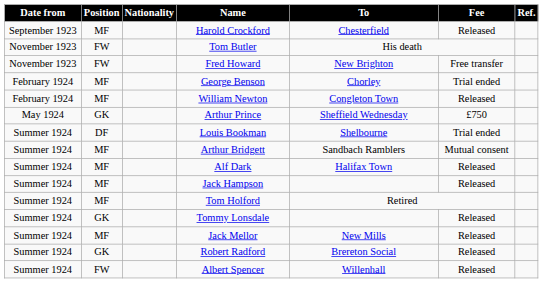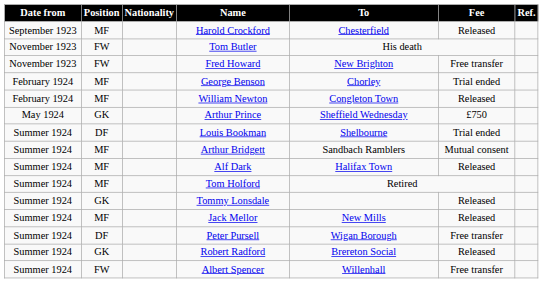- row: (233, 184)
+ row: (233, 235)
(477, 269) Released -> (477, 269) Free transfer
